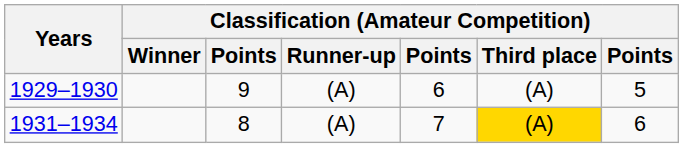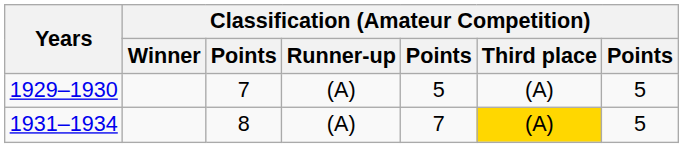(244, 90) 9 -> (244, 90) 7
(439, 90) 6 -> (439, 90) 5
(640, 124) 6 -> (640, 124) 5
